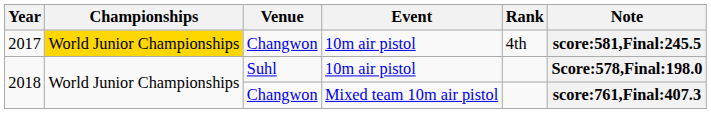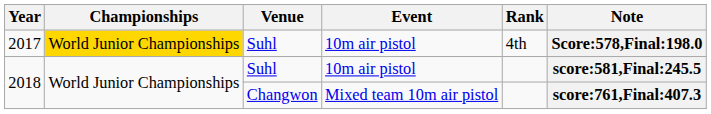(282, 43) Changwon -> (262, 43) Suhl
(627, 43) score:581,Final:245.5 -> (627, 43) Score:578,Final:198.0
(627, 69) Score:578,Final:198.0 -> (627, 69) score:581,Final:245.5
